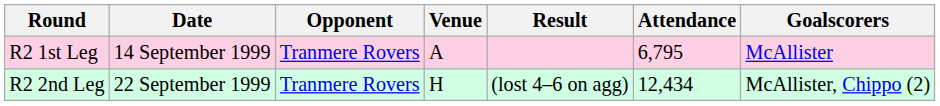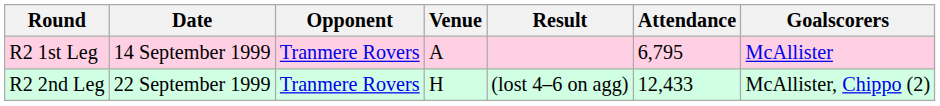(665, 84) 12,434 -> (665, 84) 12,433
